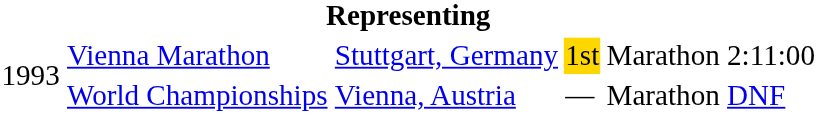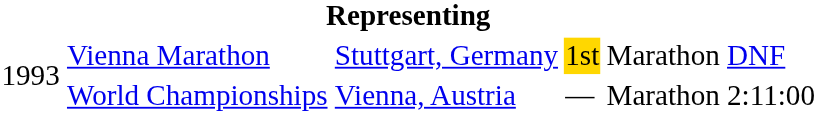(771, 55) 2:11:00 -> (756, 55) DNF
(756, 95) DNF -> (771, 95) 2:11:00
